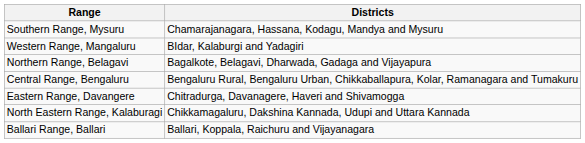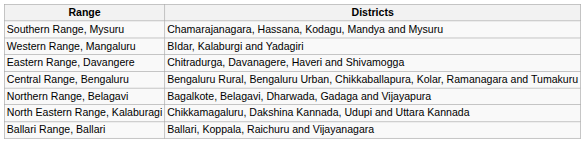rows swapped: (71, 96) <-> (68, 63)
